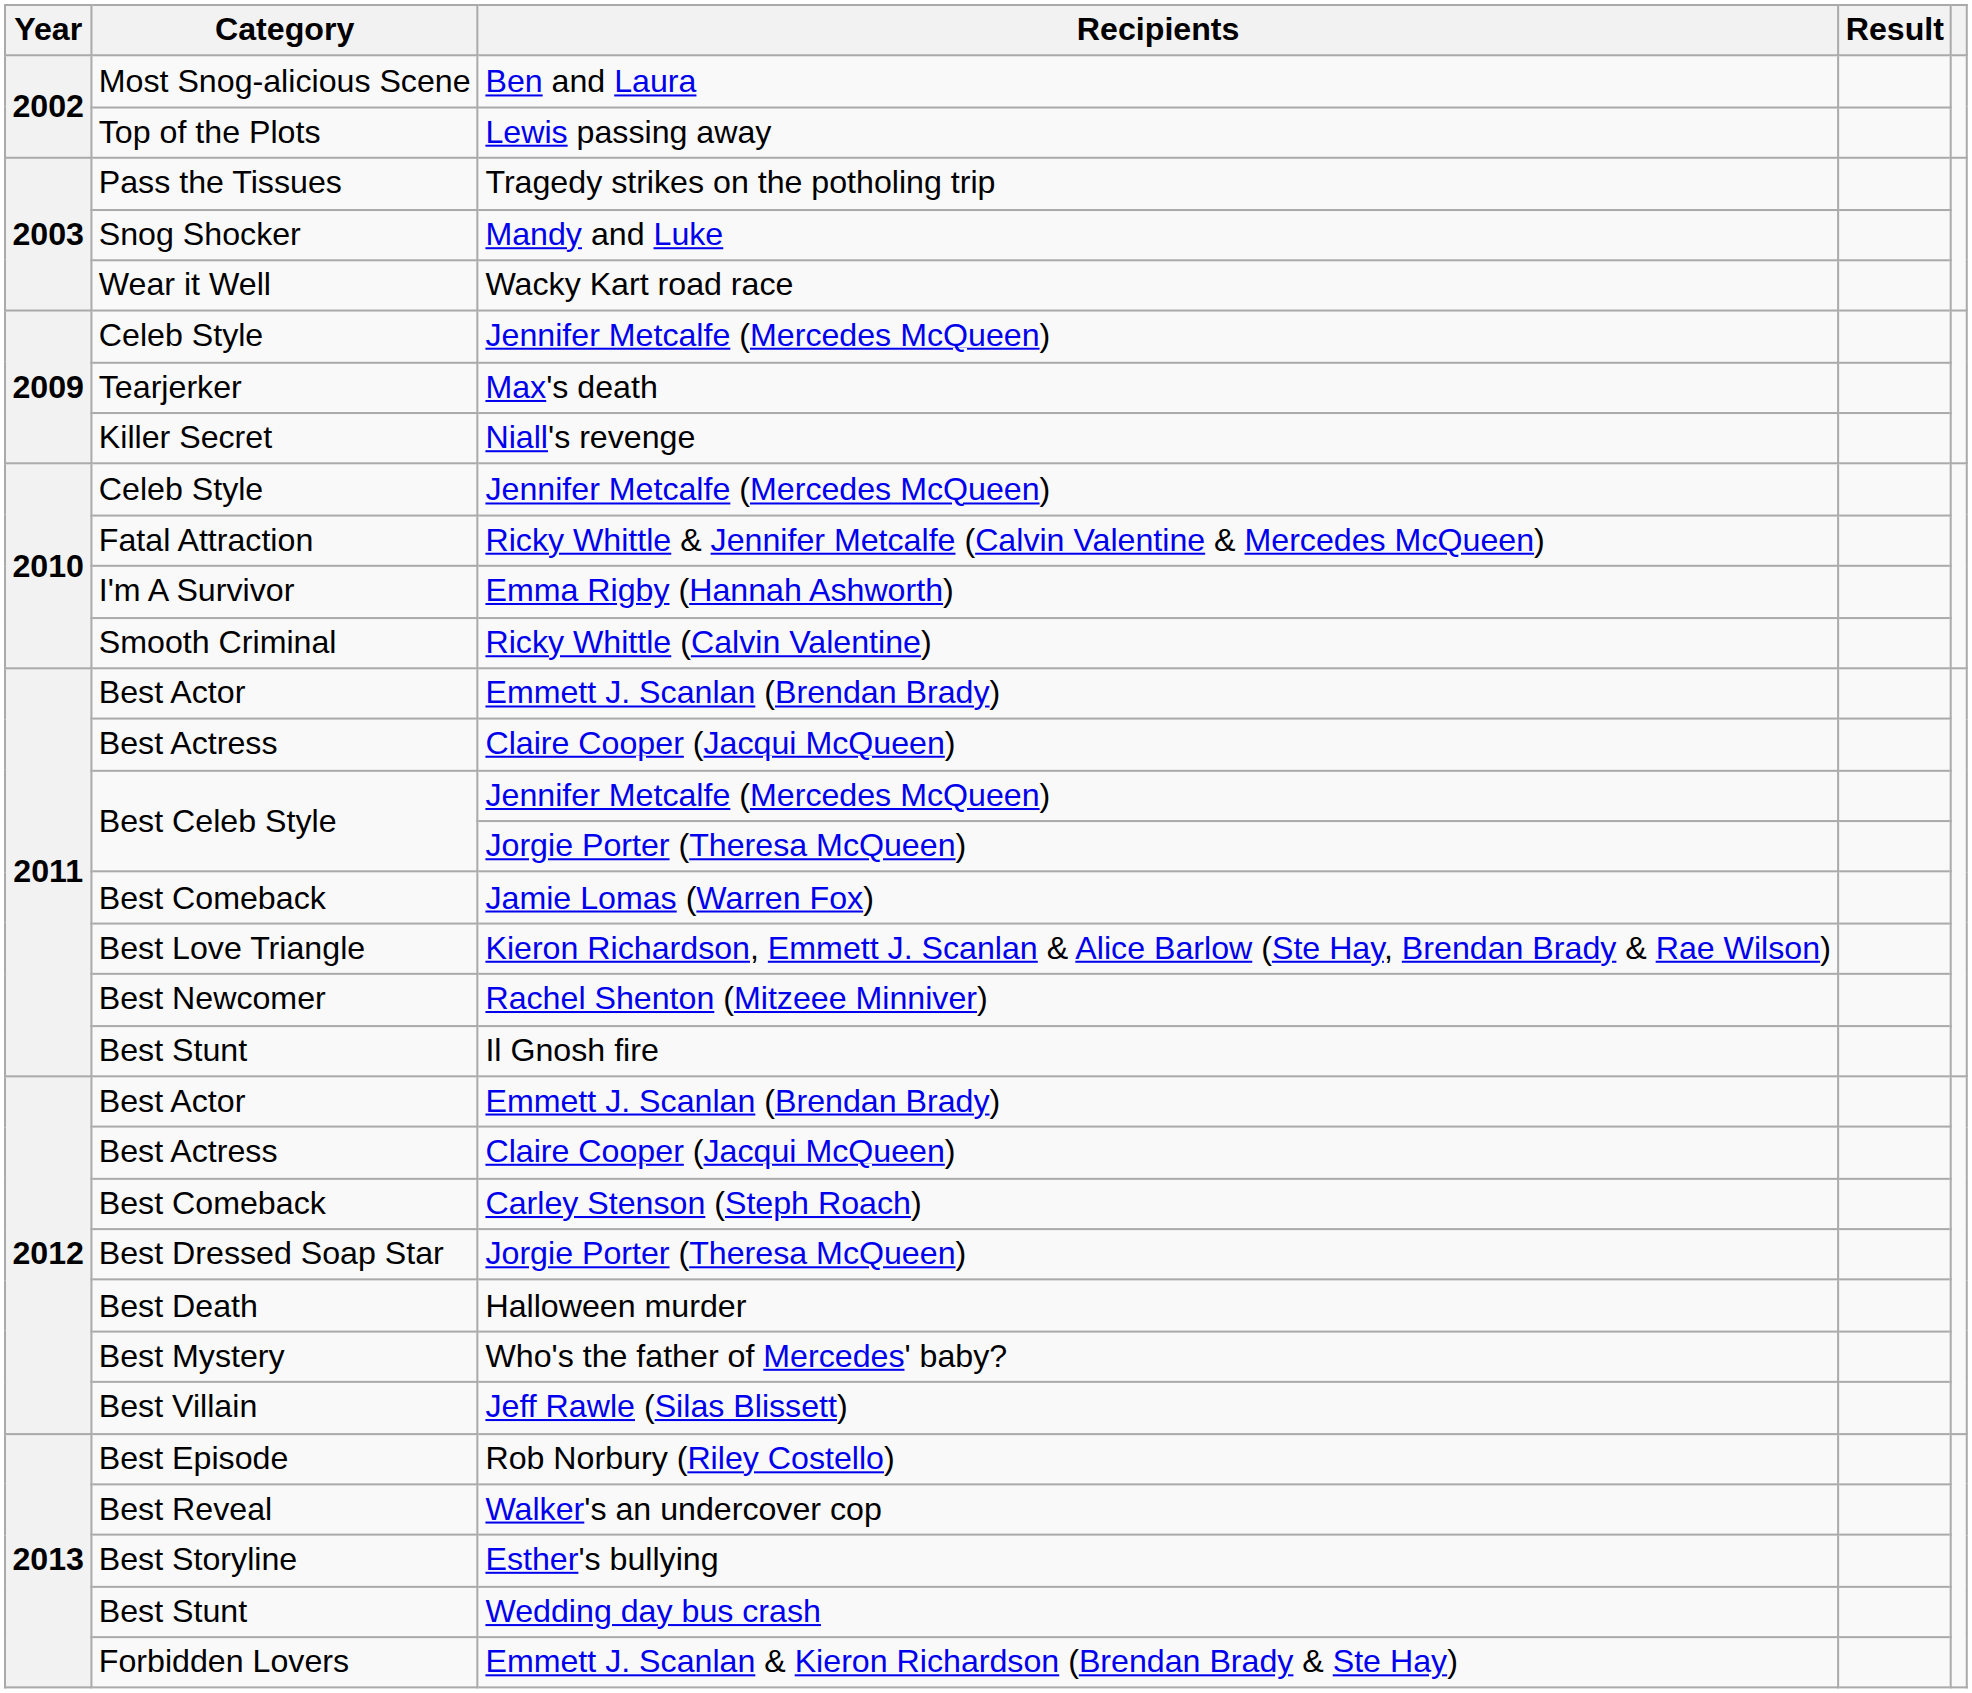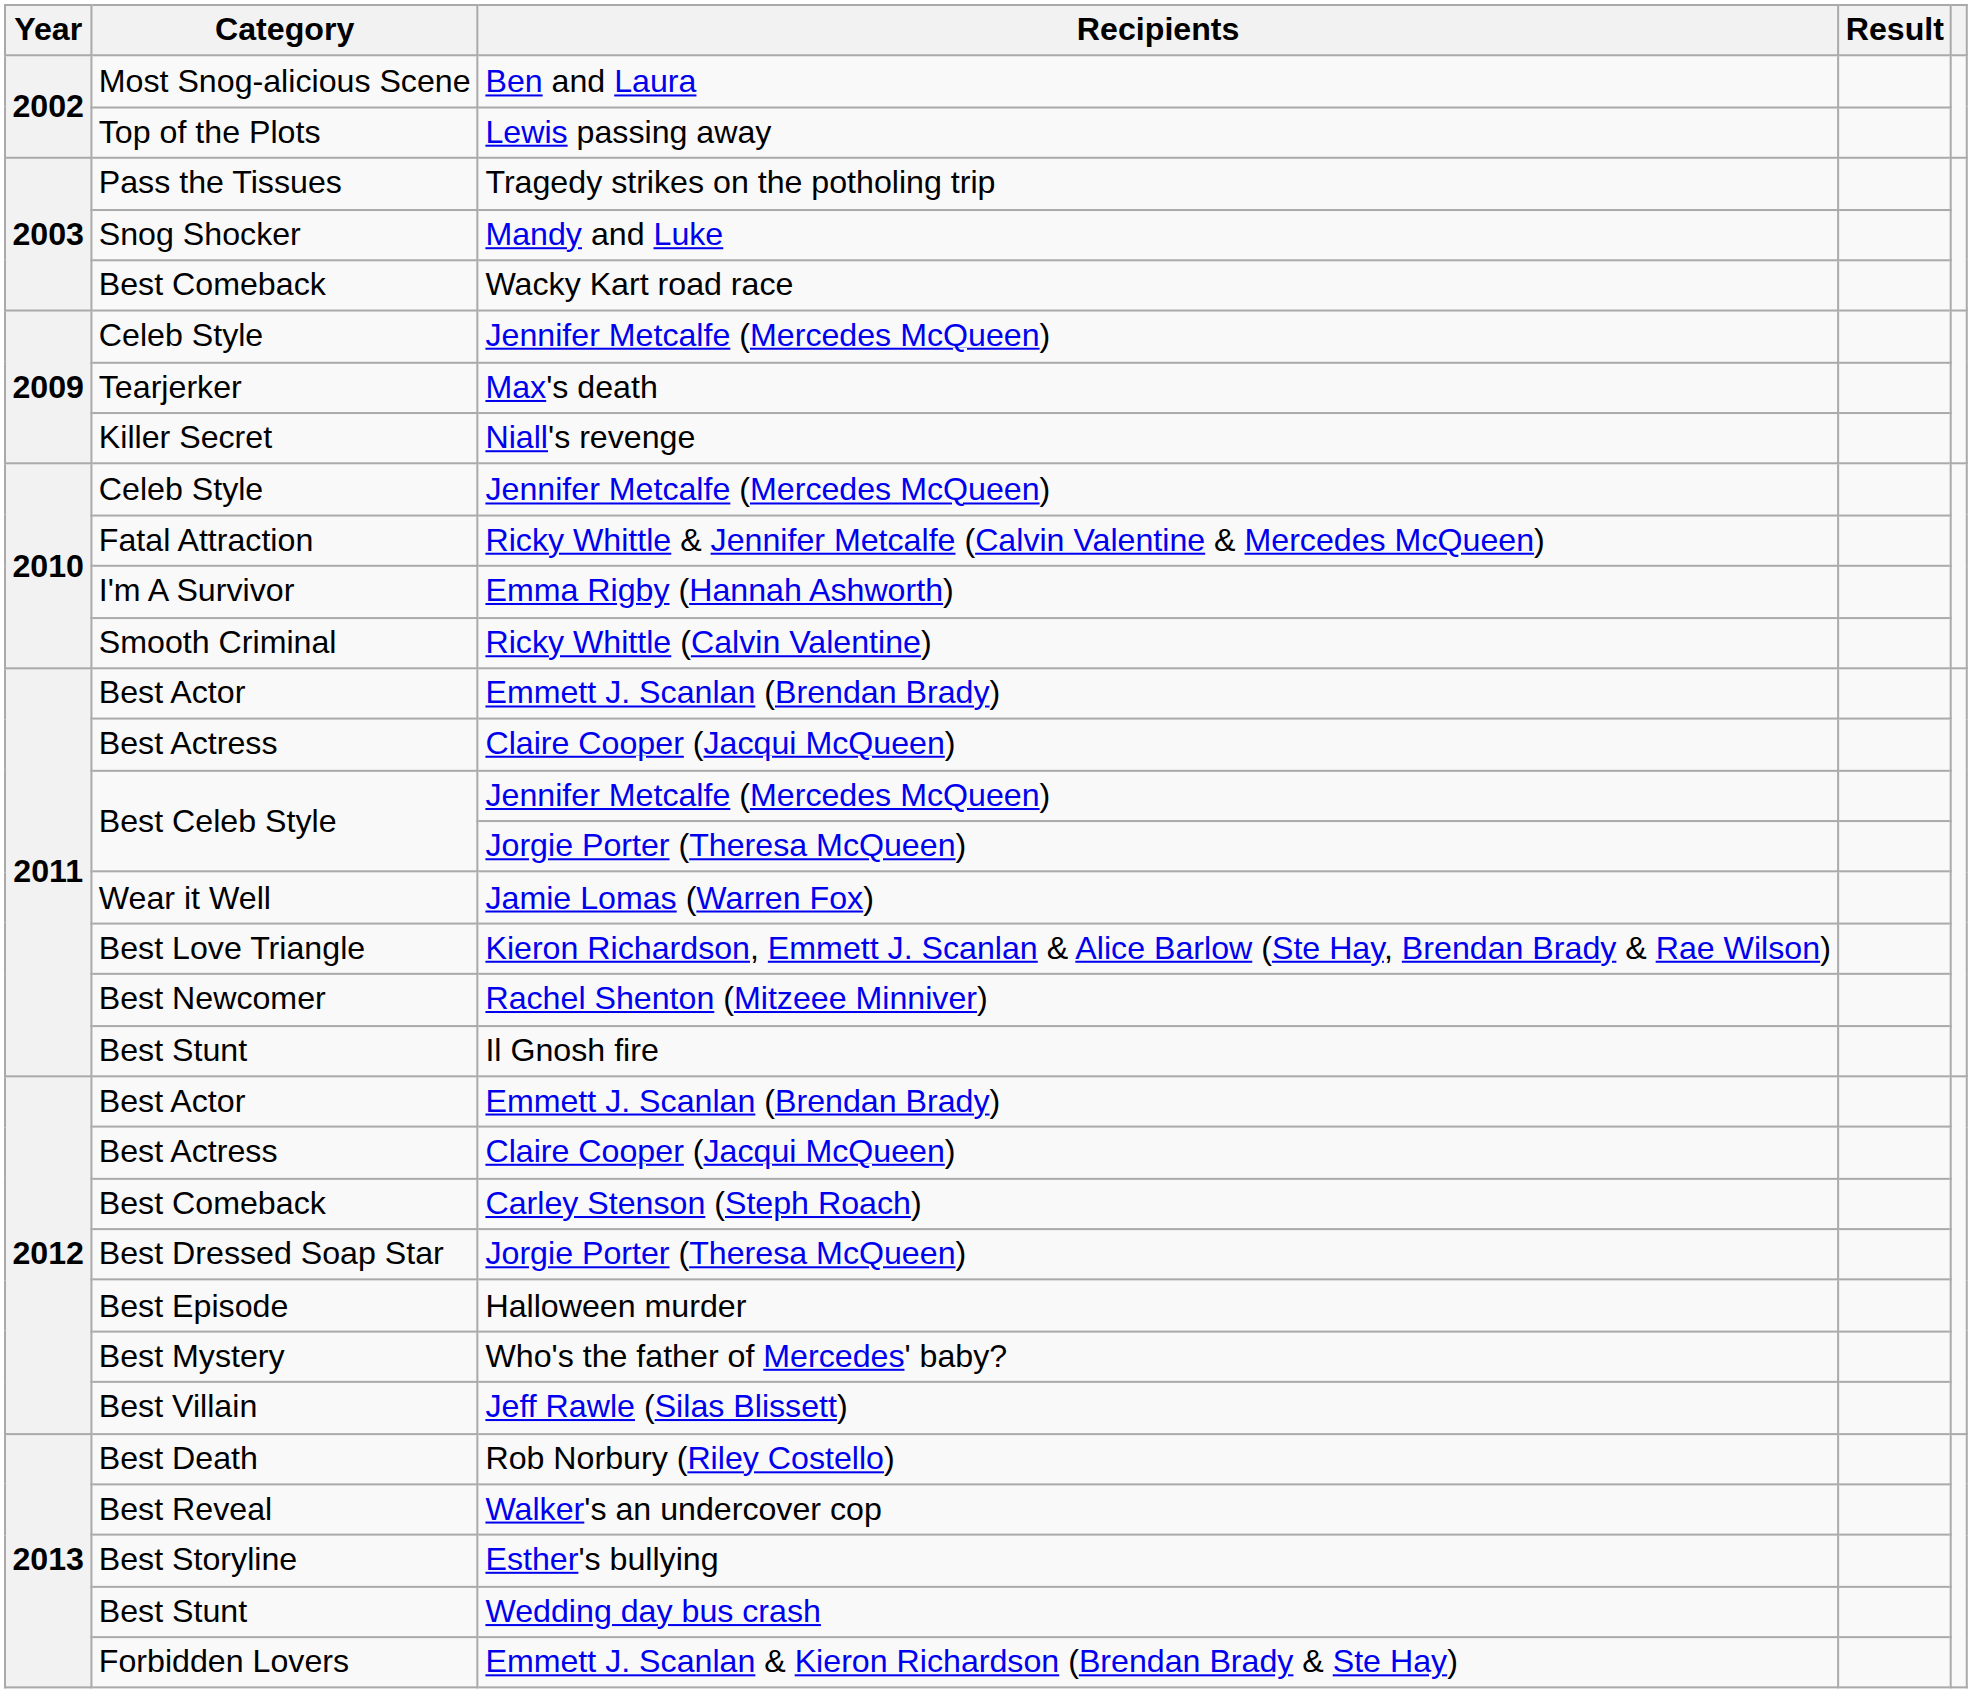(185, 285) Wear it Well -> (212, 285) Best Comeback
(212, 897) Best Comeback -> (185, 897) Wear it Well
(178, 1305) Best Death -> (194, 1305) Best Episode
(194, 1458) Best Episode -> (178, 1458) Best Death
